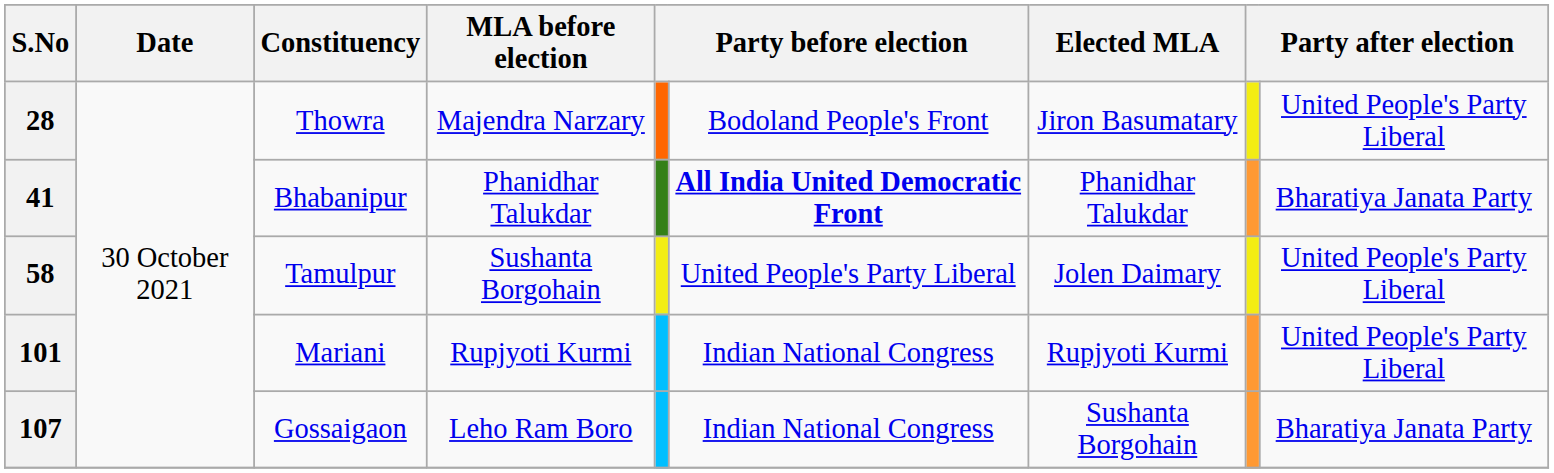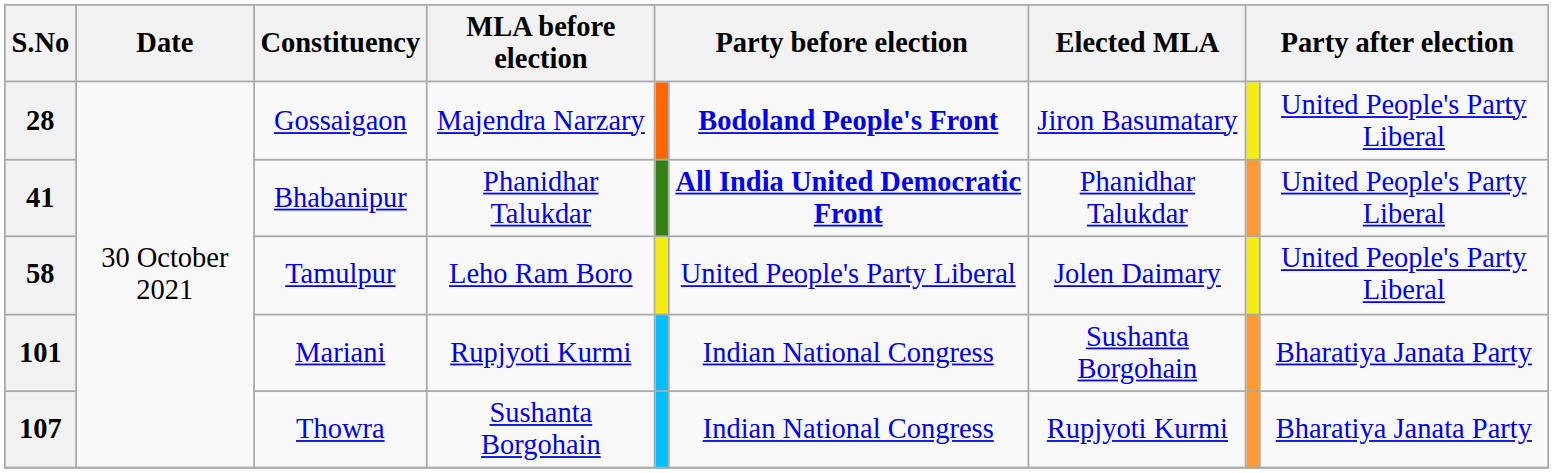(340, 120) Thowra -> (340, 120) Gossaigaon
(848, 120) normal -> (848, 120) bold
(1404, 197) Bharatiya Janata Party -> (1404, 197) United People's Party Liberal
(541, 274) Sushanta Borgohain -> (541, 274) Leho Ram Boro
(1137, 351) Rupjyoti Kurmi -> (1137, 351) Sushanta Borgohain
(1404, 351) United People's Party Liberal -> (1404, 351) Bharatiya Janata Party
(340, 429) Gossaigaon -> (340, 429) Thowra
(541, 429) Leho Ram Boro -> (541, 429) Sushanta Borgohain
(1137, 429) Sushanta Borgohain -> (1137, 429) Rupjyoti Kurmi
